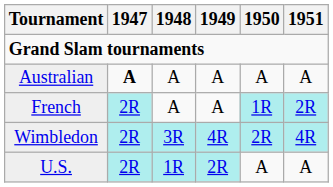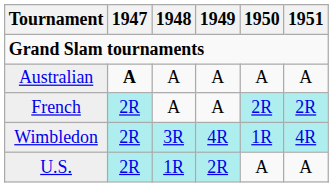(262, 107) 1R -> (262, 107) 2R
(262, 137) 2R -> (262, 137) 1R
